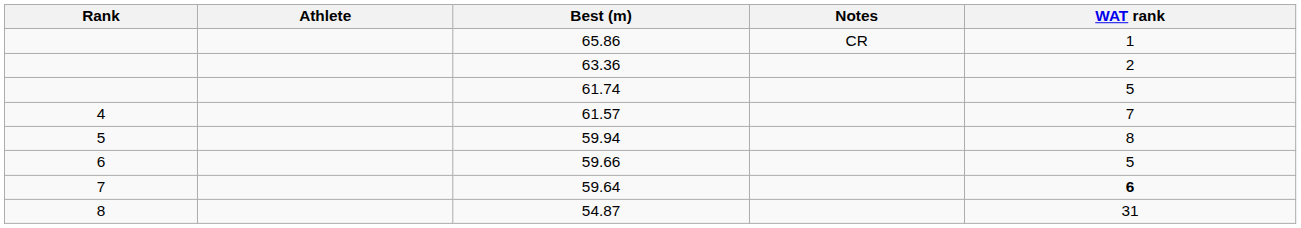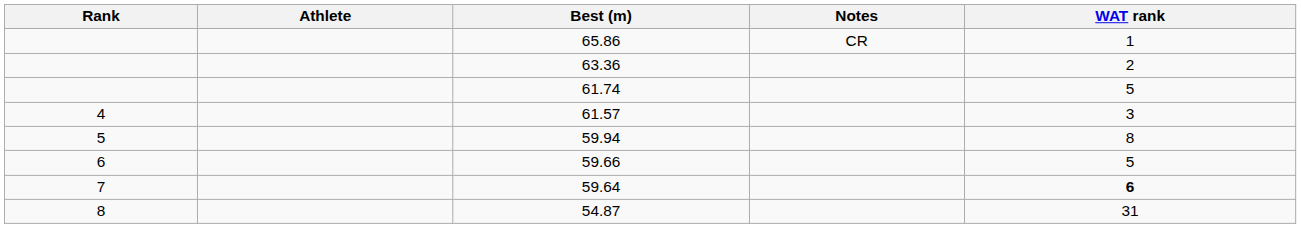(1130, 114) 7 -> (1130, 114) 3
